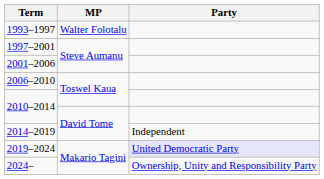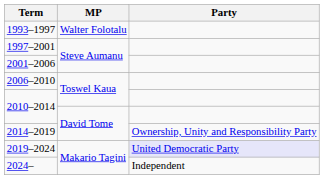(158, 132) Independent -> (224, 132) Ownership, Unity and Responsibility Party
(224, 166) Ownership, Unity and Responsibility Party -> (158, 166) Independent
